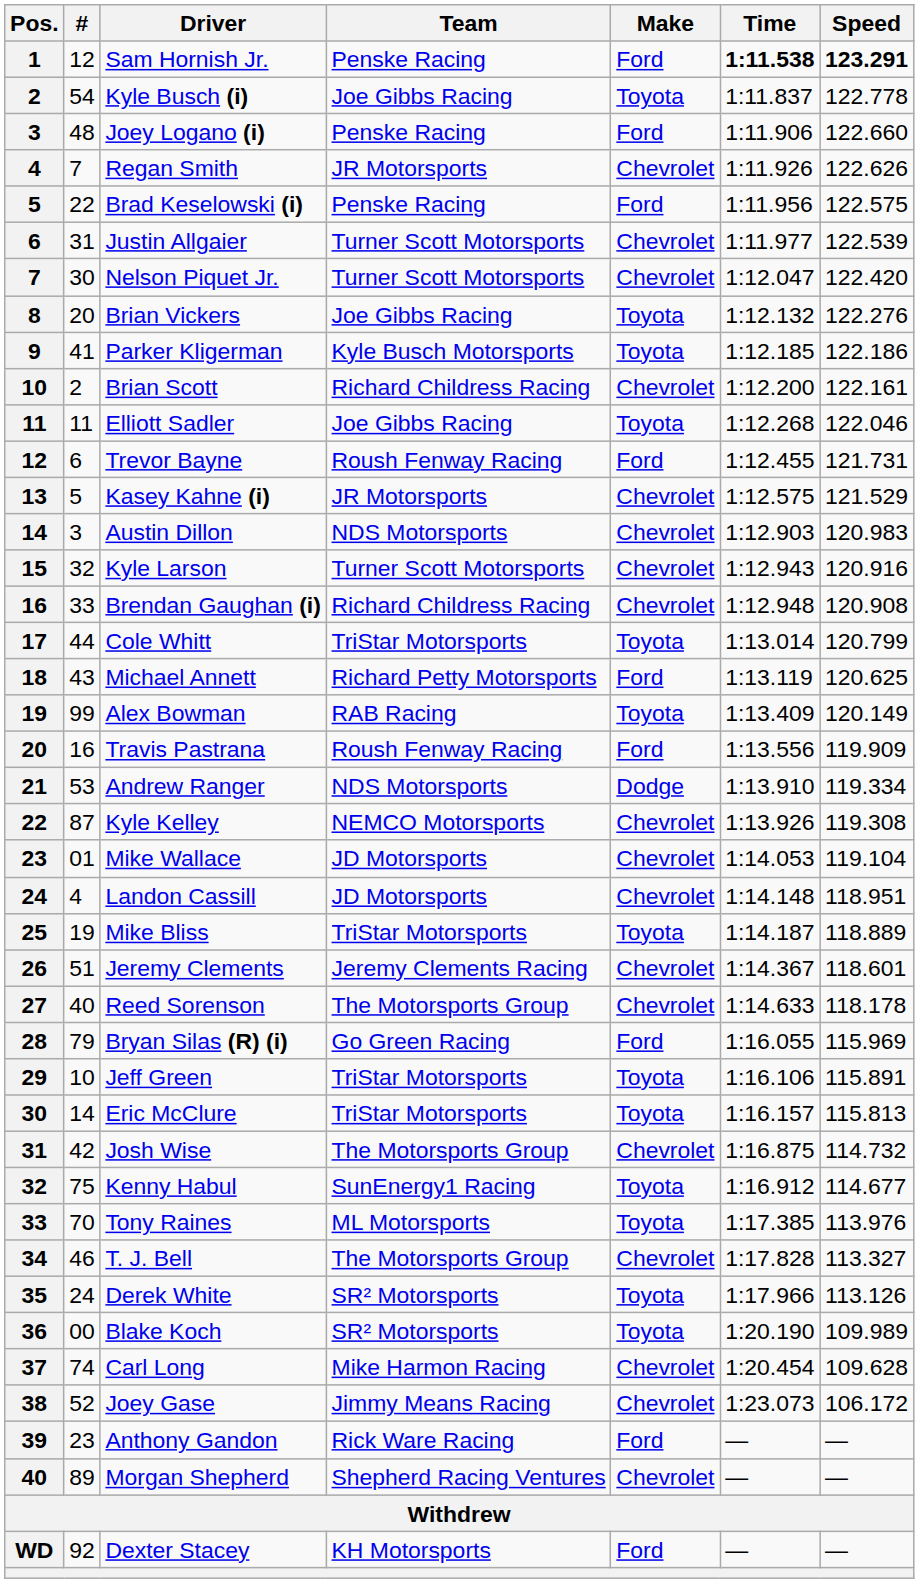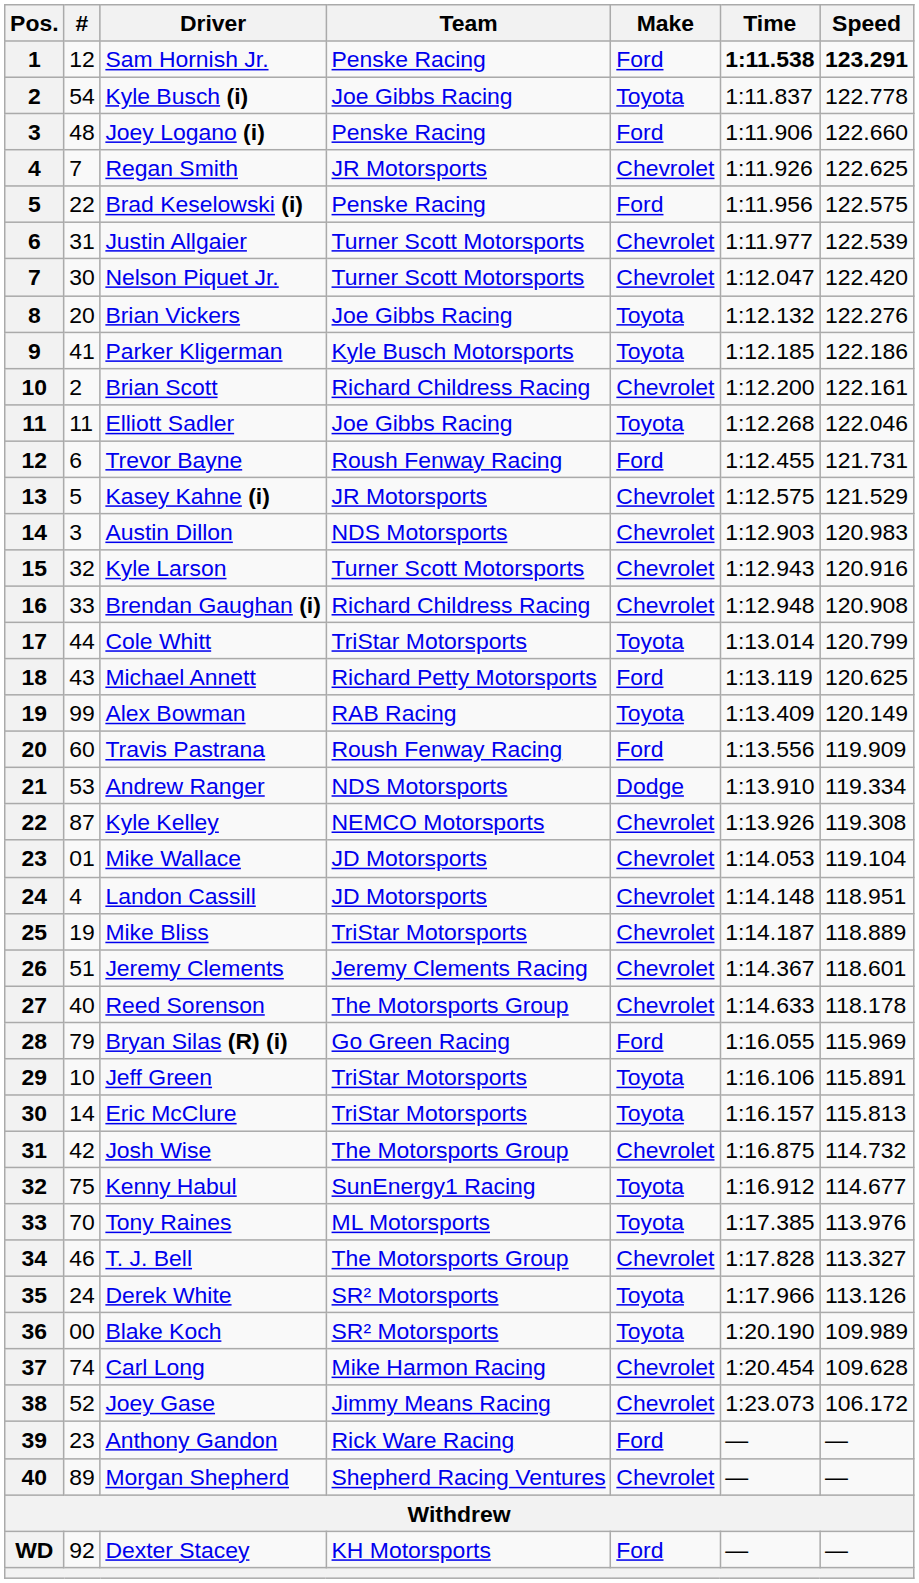(867, 168) 122.626 -> (867, 168) 122.625
(82, 750) 16 -> (82, 750) 60
(650, 931) Toyota -> (665, 931) Chevrolet
